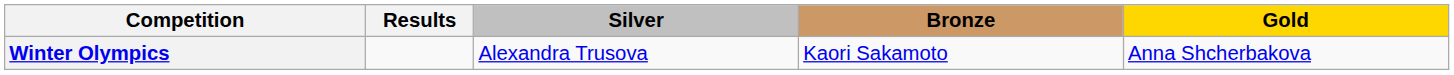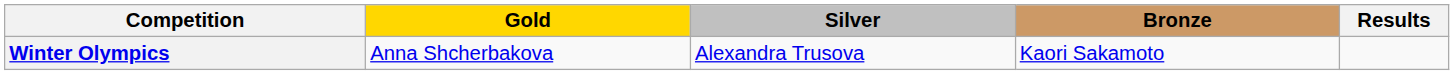columns swapped: (1286, 20) <-> (420, 20)
